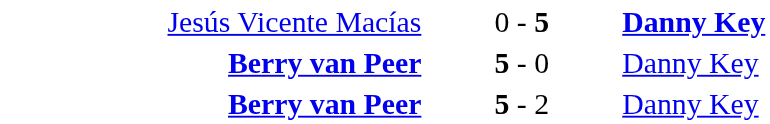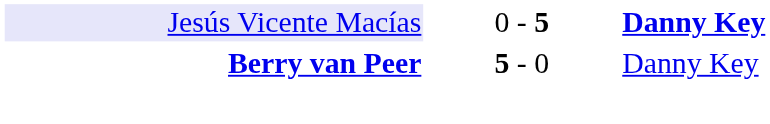(294, 22) no background -> (294, 22) lavender background
- row: (522, 104)
